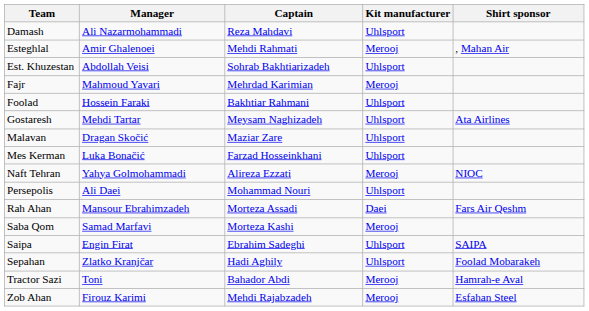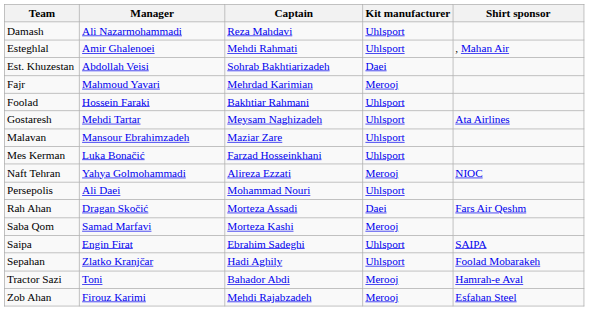(382, 48) Merooj -> (385, 48) Uhlsport
(385, 66) Uhlsport -> (376, 66) Daei
(115, 137) Dragan Skočić -> (136, 137) Mansour Ebrahimzadeh
(136, 208) Mansour Ebrahimzadeh -> (115, 208) Dragan Skočić
